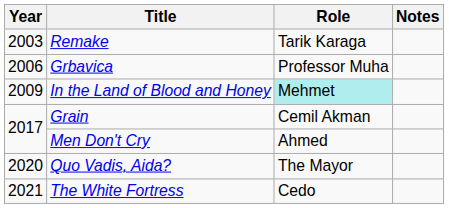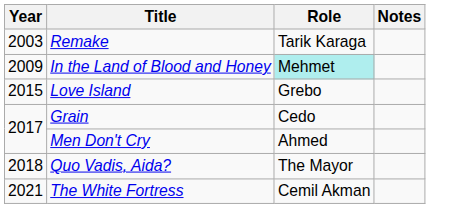- row: (82, 66)
+ row: (90, 91)
(324, 116) Cemil Akman -> (297, 116) Cedo
(26, 166) 2020 -> (26, 166) 2018
(297, 191) Cedo -> (324, 191) Cemil Akman
